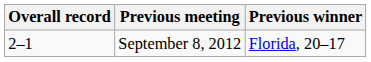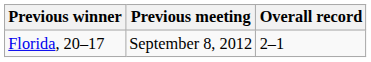columns swapped: (60, 17) <-> (305, 17)
